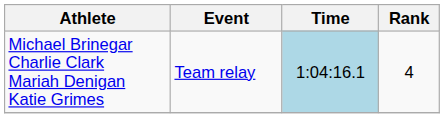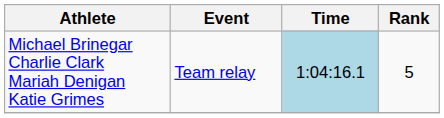(409, 72) 4 -> (409, 72) 5
